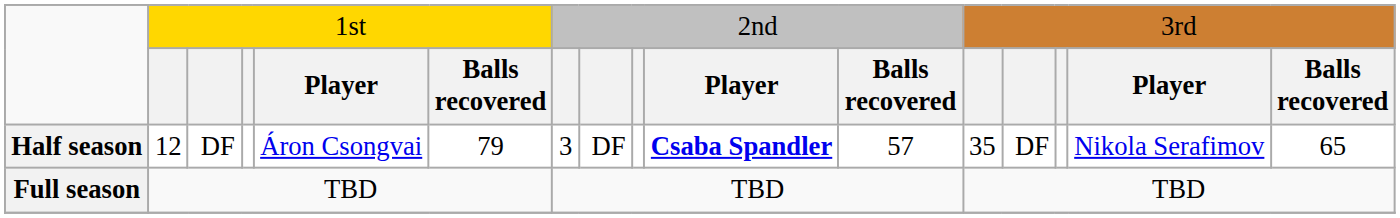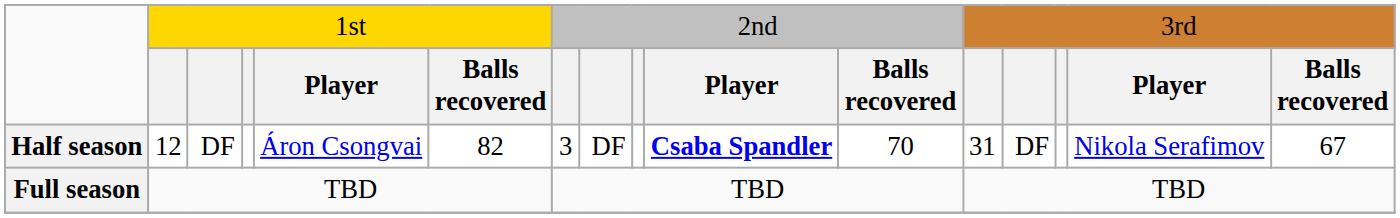(491, 145) 79 -> (491, 145) 82
(901, 145) 57 -> (901, 145) 70
(982, 145) 35 -> (982, 145) 31
(1333, 145) 65 -> (1333, 145) 67
